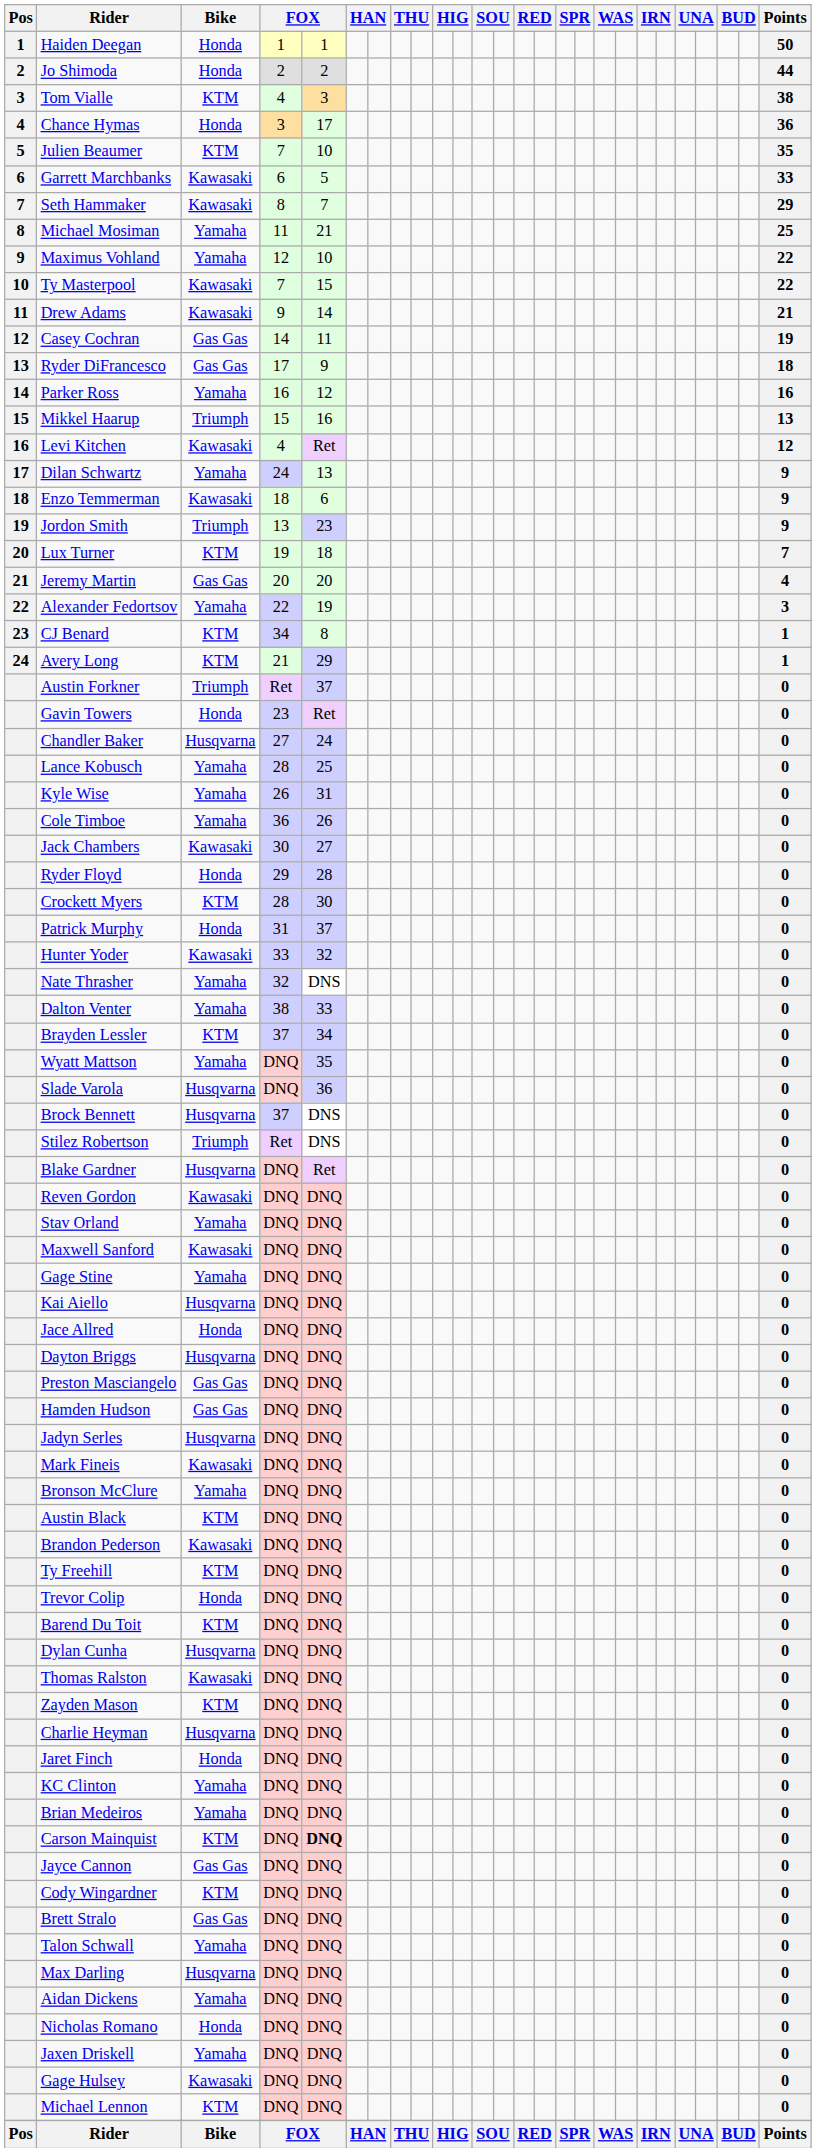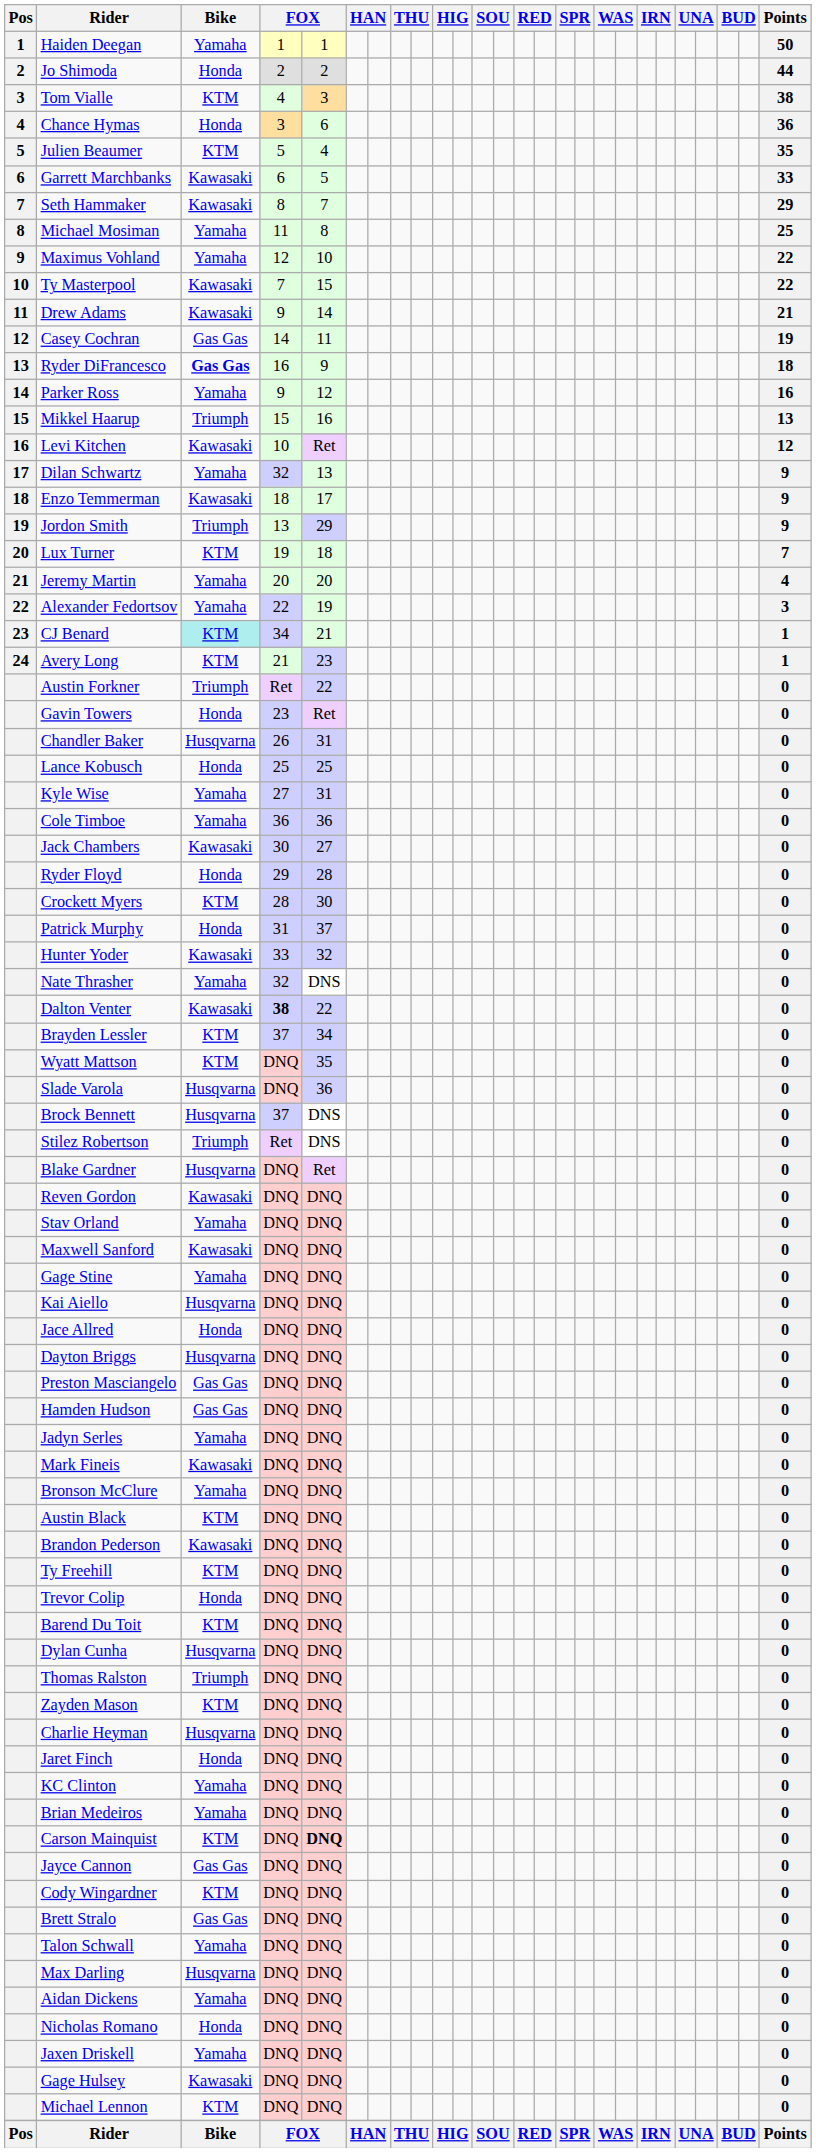(220, 44) Honda -> (220, 44) Yamaha
(324, 124) 17 -> (324, 124) 6
(281, 151) 7 -> (281, 151) 5
(324, 151) 10 -> (324, 151) 4
(324, 232) 21 -> (324, 232) 8
(220, 365) normal -> (220, 365) bold
(281, 365) 17 -> (281, 365) 16
(281, 392) 16 -> (281, 392) 9
(281, 446) 4 -> (281, 446) 10
(281, 473) 24 -> (281, 473) 32
(324, 499) 6 -> (324, 499) 17
(324, 526) 23 -> (324, 526) 29
(220, 580) Gas Gas -> (220, 580) Yamaha
(220, 633) no background -> (220, 633) paleturquoise background
(324, 633) 8 -> (324, 633) 21
(324, 660) 29 -> (324, 660) 23
(324, 687) 37 -> (324, 687) 22
(281, 740) 27 -> (281, 740) 26
(324, 740) 24 -> (324, 740) 31
(220, 767) Yamaha -> (220, 767) Honda
(281, 767) 28 -> (281, 767) 25
(281, 794) 26 -> (281, 794) 27
(324, 821) 26 -> (324, 821) 36
(220, 1008) Yamaha -> (220, 1008) Kawasaki
(281, 1008) normal -> (281, 1008) bold
(324, 1008) 33 -> (324, 1008) 22
(220, 1062) Yamaha -> (220, 1062) KTM
(220, 1437) Husqvarna -> (220, 1437) Yamaha
(220, 1678) Kawasaki -> (220, 1678) Triumph
